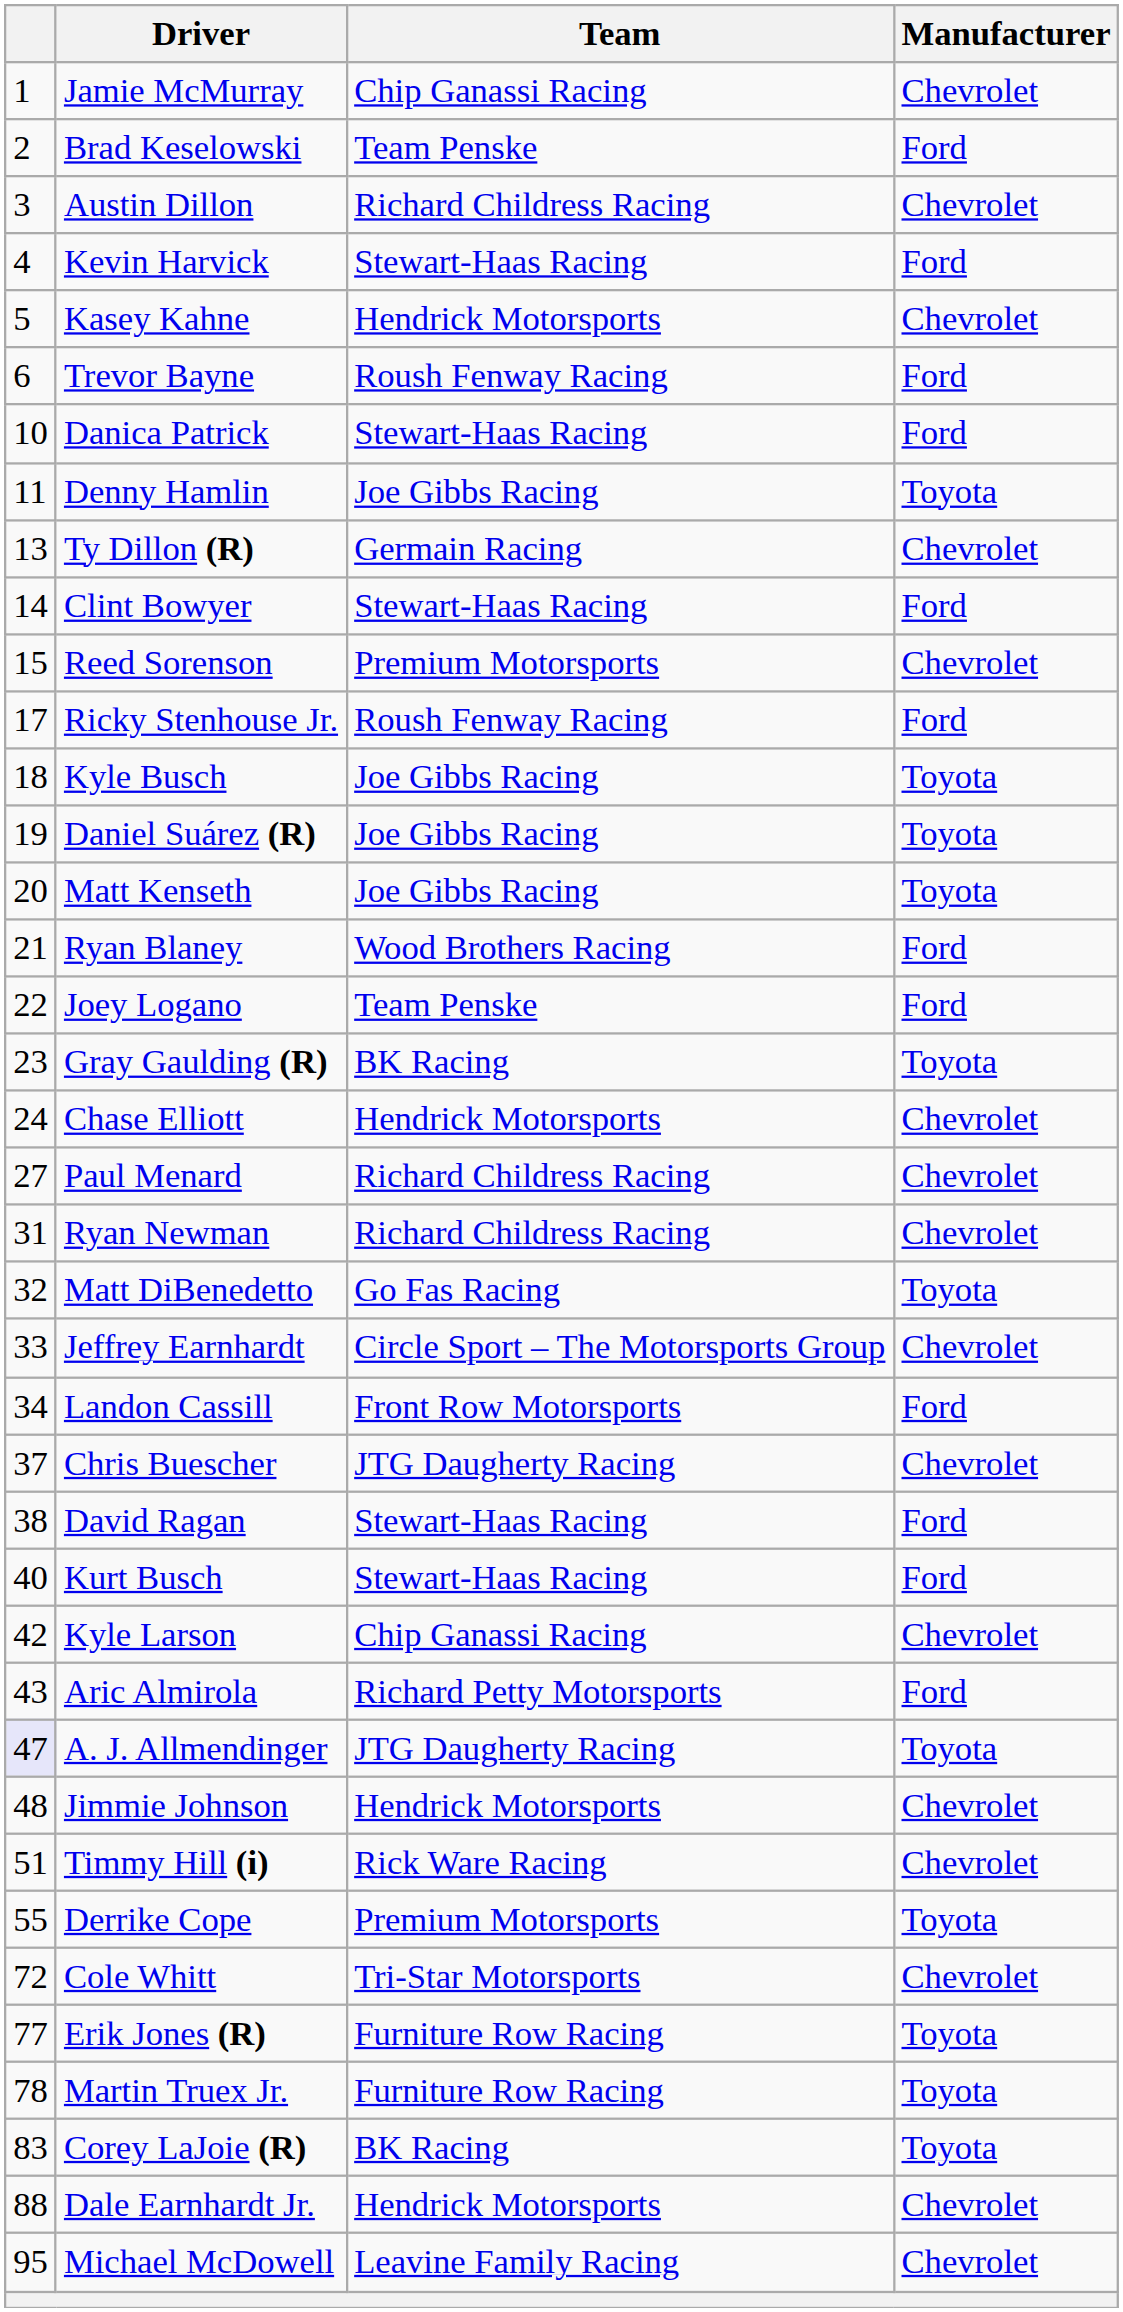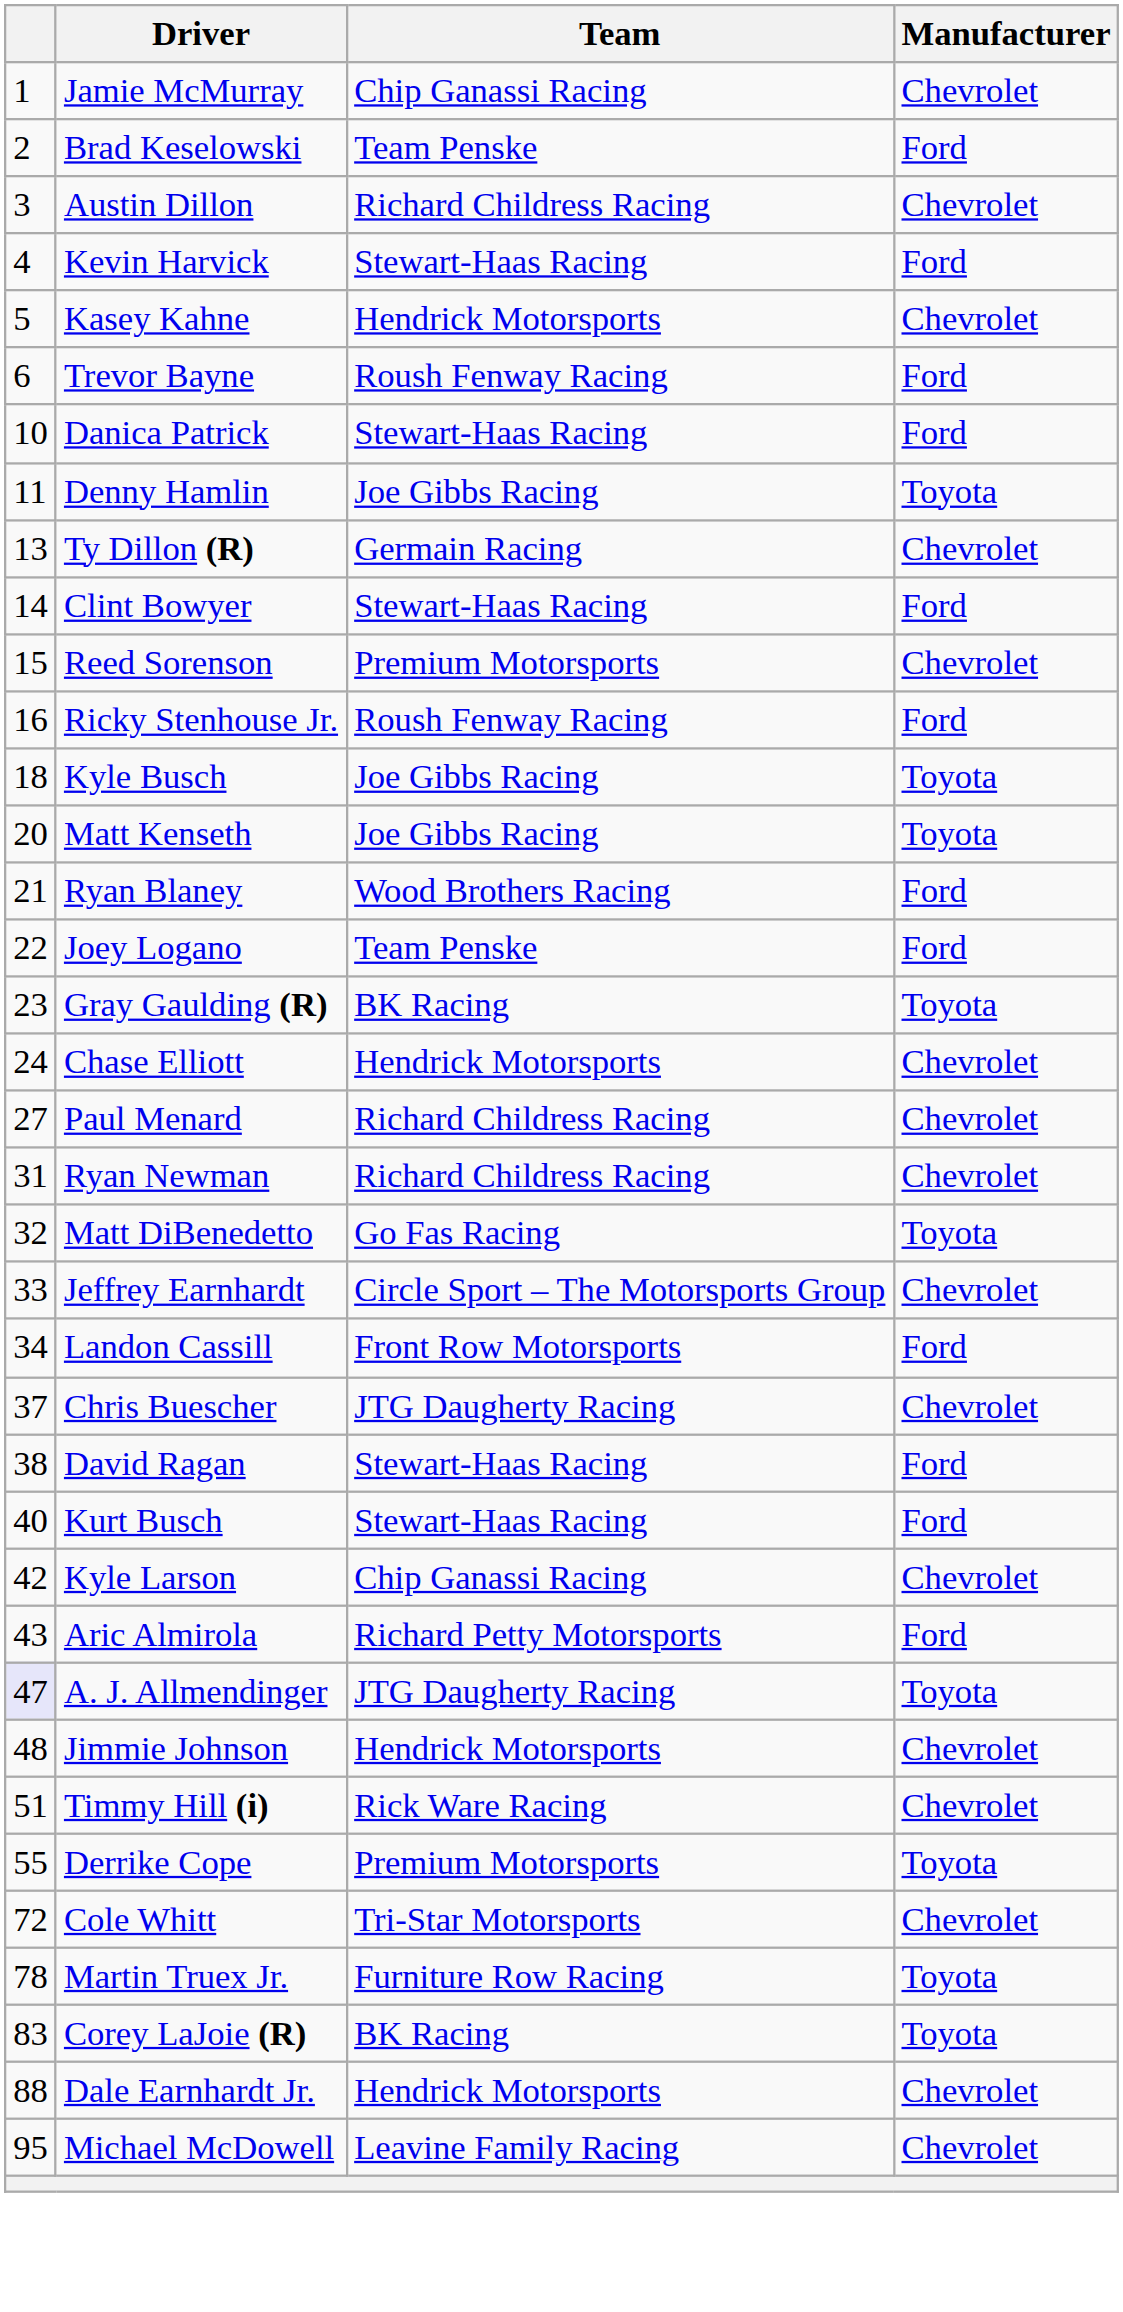(31, 718) 17 -> (31, 718) 16
- row: (190, 833)
- row: (165, 2033)
